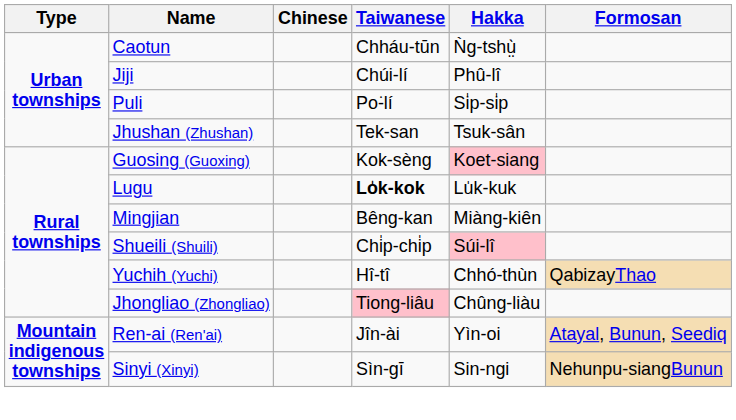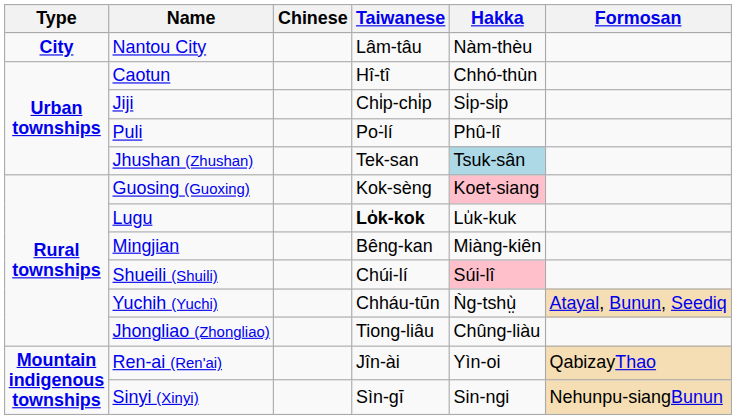+ row: (159, 47)
(398, 47) Chháu-tūn -> (373, 75) Hî-tî
(485, 47) Ǹg-tshṳ̀ -> (495, 75) Chhó-thùn
(382, 75) Chúi-lí -> (394, 103) Chi̍p-chi̍p
(477, 75) Phû-lî -> (481, 103) Si̍p-si̍p
(481, 103) Si̍p-si̍p -> (477, 132) Phû-lî
(489, 132) no background -> (489, 160) lightblue background
(394, 246) Chi̍p-chi̍p -> (382, 274) Chúi-lí
(373, 274) Hî-tî -> (398, 302) Chháu-tūn
(495, 274) Chhó-thùn -> (485, 302) Ǹg-tshṳ̀
(603, 274) QabizayThao -> (638, 302) Atayal, Bunun, Seediq
(395, 302) pink background -> (395, 331) no background
(638, 334) Atayal, Bunun, Seediq -> (603, 362) QabizayThao
